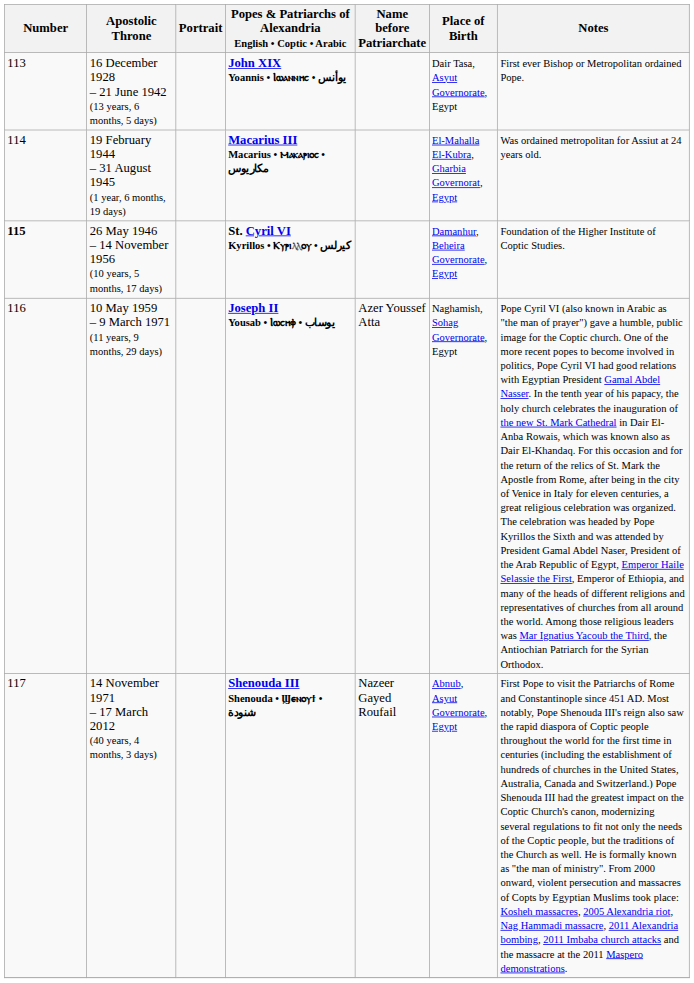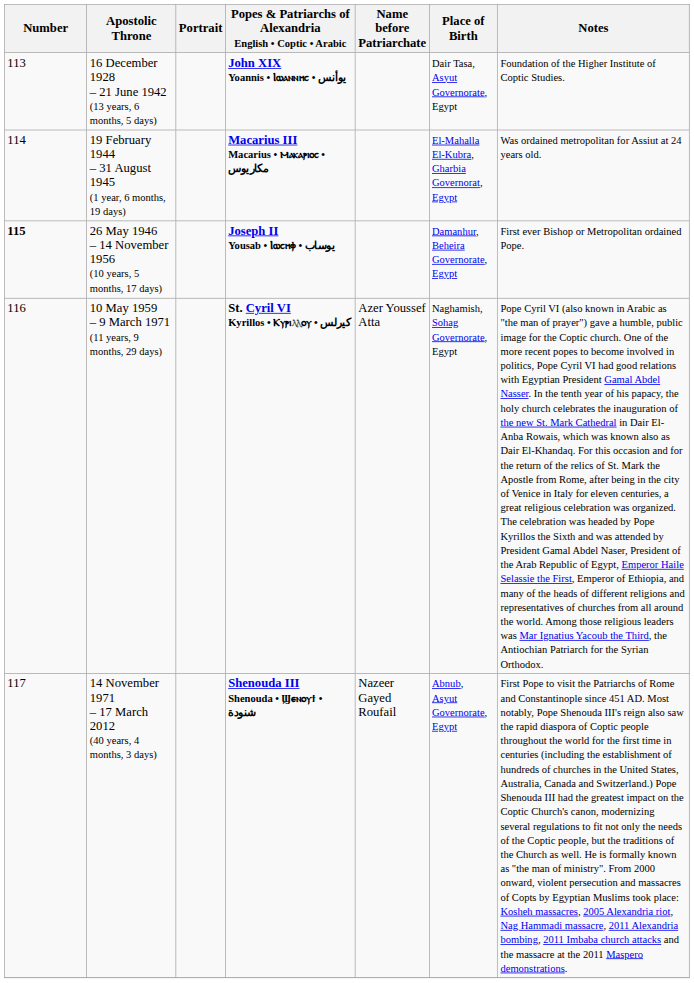(591, 70) First ever Bishop or Metropolitan ordained Pope. -> (578, 70) Foundation of the Higher Institute of Coptic Studies.
(289, 238) St. Cyril VI Kyrillos • Ⲕⲩⲣⲓⲗⲗⲟⲩ • كيرلس -> (282, 238) Joseph II Yousab • Ⲓⲱⲥⲏⲫ • يوساب
(578, 238) Foundation of the Higher Institute of Coptic Studies. -> (591, 238) First ever Bishop or Metropolitan ordained Pope.
(282, 315) Joseph II Yousab • Ⲓⲱⲥⲏⲫ • يوساب -> (289, 315) St. Cyril VI Kyrillos • Ⲕⲩⲣⲓⲗⲗⲟⲩ • كيرلس
